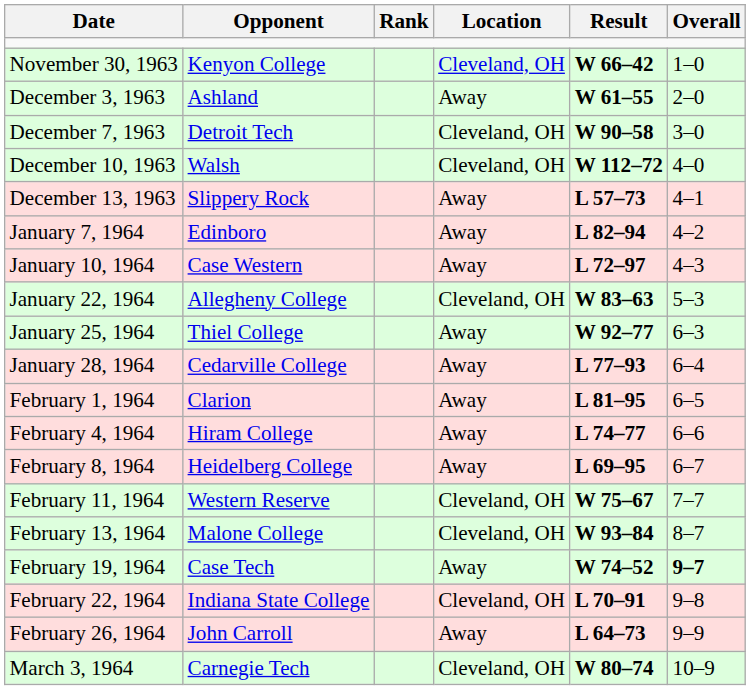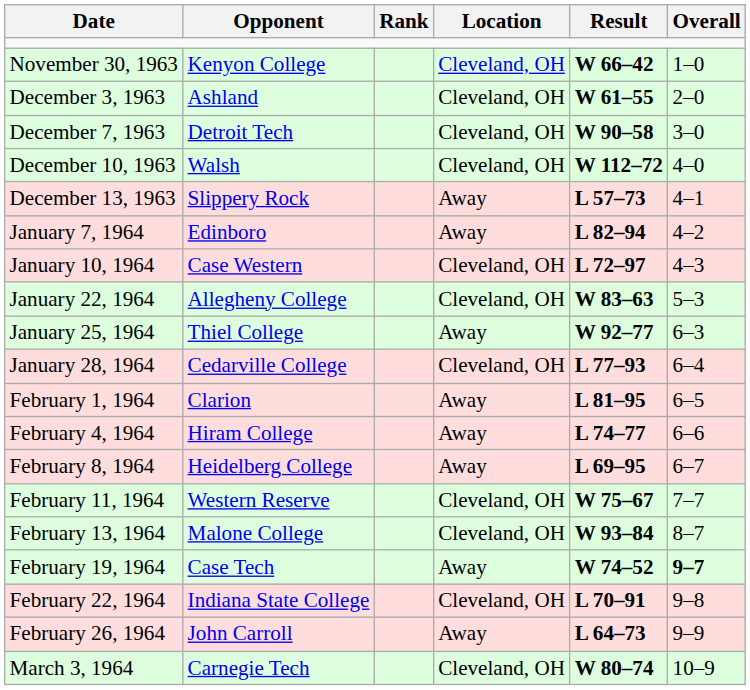(462, 97) Away -> (502, 97) Cleveland, OH
(462, 265) Away -> (502, 265) Cleveland, OH
(462, 365) Away -> (502, 365) Cleveland, OH
